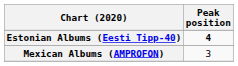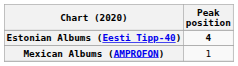(208, 53) 3 -> (208, 53) 1
